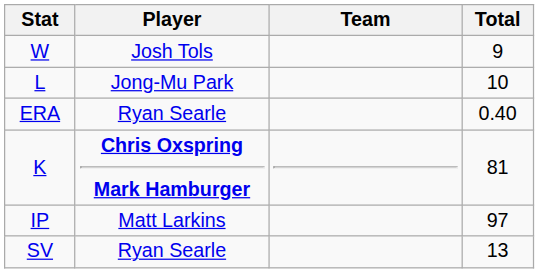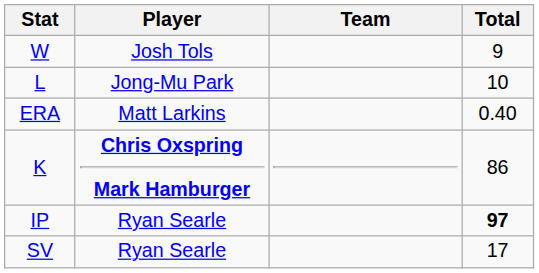(172, 113) Ryan Searle -> (172, 113) Matt Larkins
(498, 167) 81 -> (498, 167) 86
(172, 220) Matt Larkins -> (172, 220) Ryan Searle
(498, 220) normal -> (498, 220) bold
(498, 251) 13 -> (498, 251) 17
